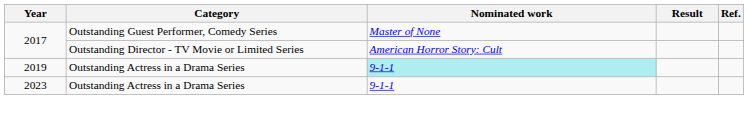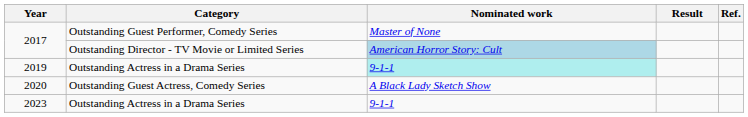(436, 49) no background -> (436, 49) lightblue background
+ row: (35, 85)
